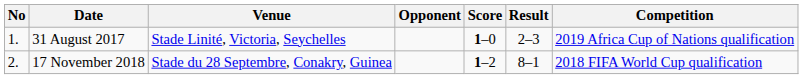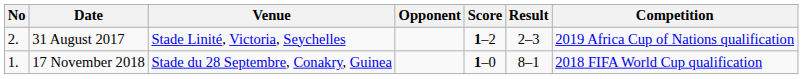(13, 39) 1. -> (13, 39) 2.
(485, 39) 1–0 -> (485, 39) 1–2
(13, 62) 2. -> (13, 62) 1.
(485, 62) 1–2 -> (485, 62) 1–0
